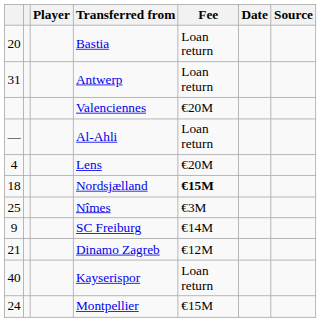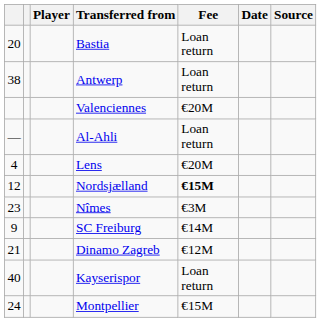(14, 79) 31 -> (14, 79) 38
(14, 186) 18 -> (14, 186) 12
(14, 207) 25 -> (14, 207) 23
